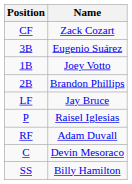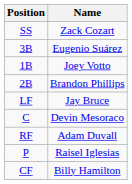(26, 30) CF -> (26, 30) SS
rows swapped: (87, 153) <-> (87, 118)
(26, 170) SS -> (26, 170) CF
